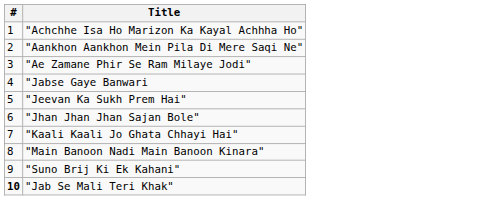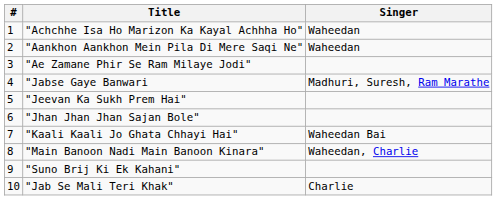+ column: (399, 13)
(13, 187) bold -> (13, 187) normal
